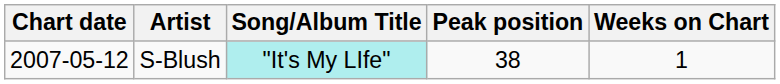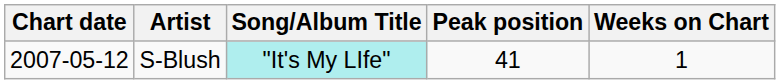(508, 59) 38 -> (508, 59) 41
